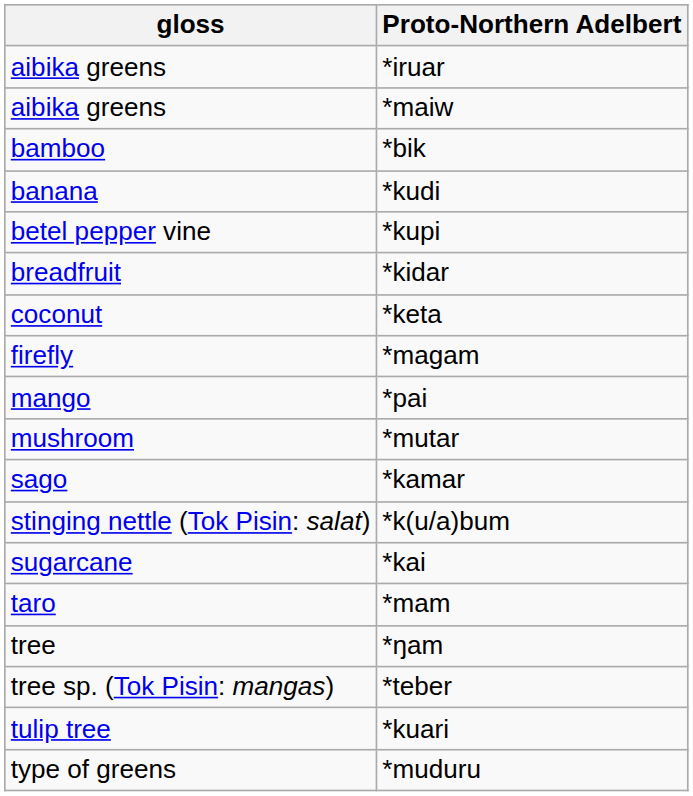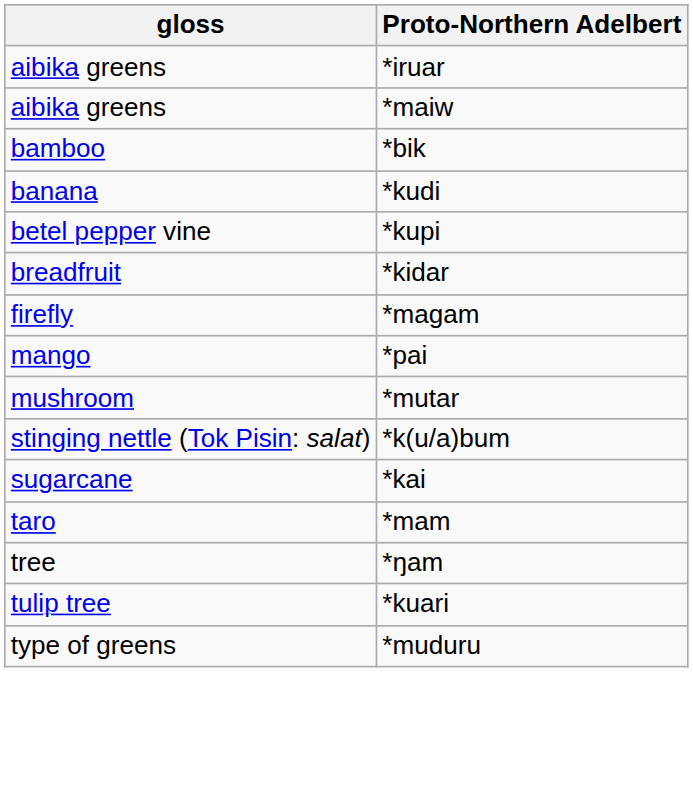- row: (412, 314)
- row: (424, 480)
- row: (417, 686)
